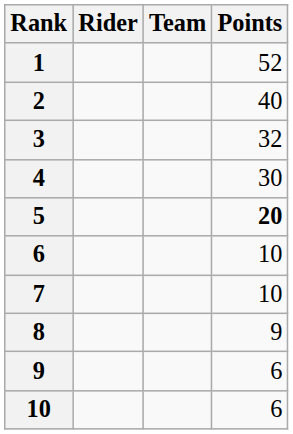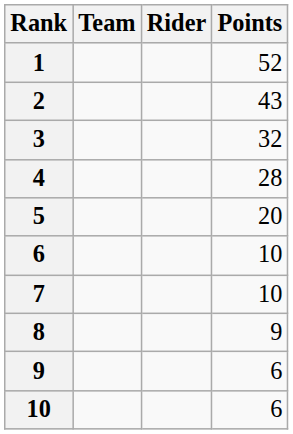columns swapped: (108, 23) <-> (178, 23)
(270, 100) 40 -> (270, 100) 43
(270, 178) 30 -> (270, 178) 28
(270, 216) bold -> (270, 216) normal
